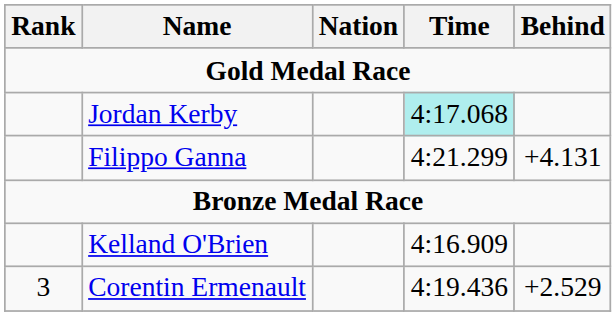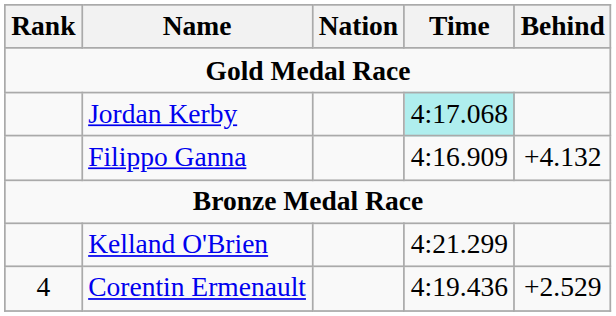(459, 157) 4:21.299 -> (459, 157) 4:16.909
(563, 157) +4.131 -> (563, 157) +4.132
(459, 244) 4:16.909 -> (459, 244) 4:21.299
(43, 288) 3 -> (43, 288) 4
